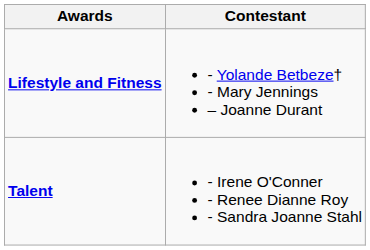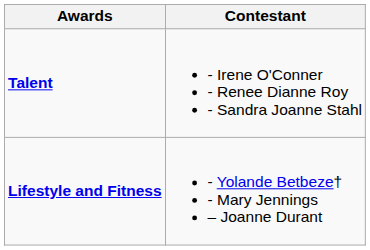rows swapped: (85, 83) <-> (30, 191)
